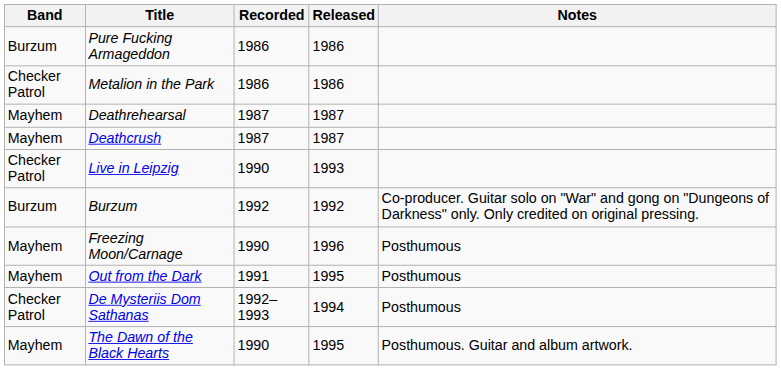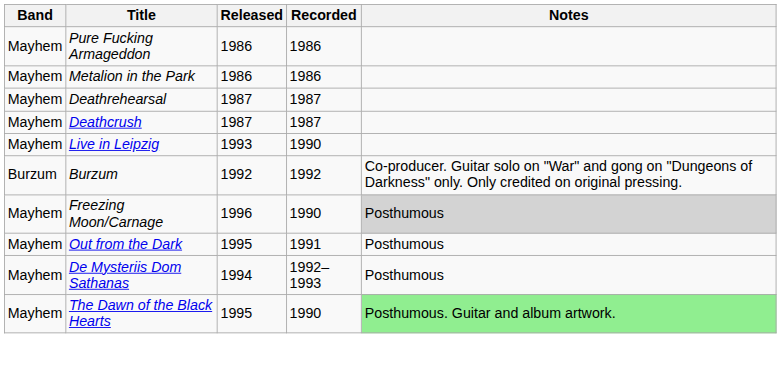columns swapped: (272, 15) <-> (344, 15)
(32, 46) Burzum -> (35, 46) Mayhem
(34, 84) Checker Patrol -> (35, 76) Mayhem
(34, 168) Checker Patrol -> (35, 144) Mayhem
(421, 245) no background -> (404, 213) lightgrey background
(34, 307) Checker Patrol -> (35, 275) Mayhem
(507, 345) no background -> (490, 313) lightgreen background
